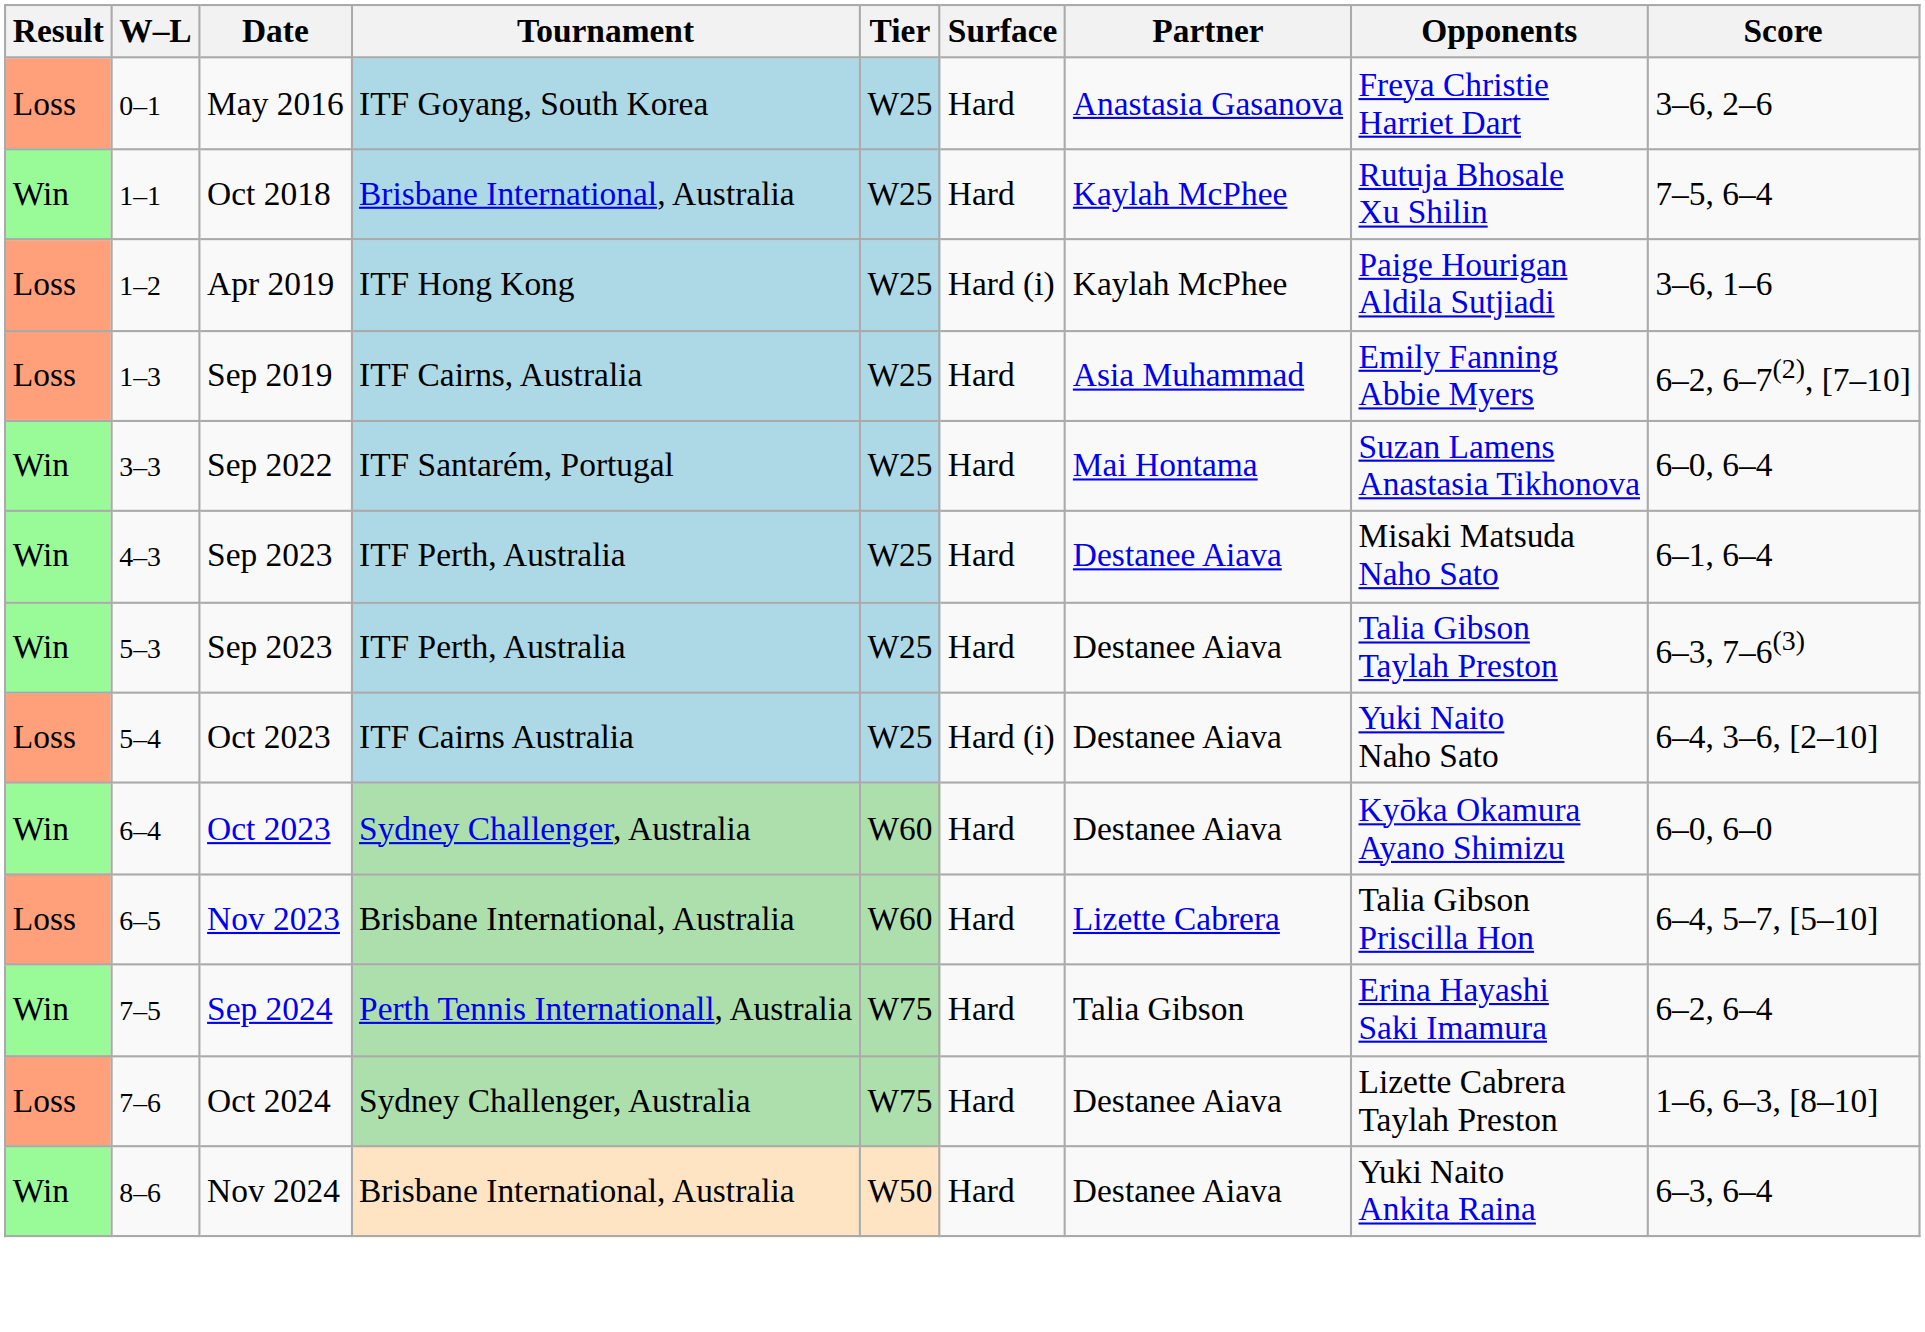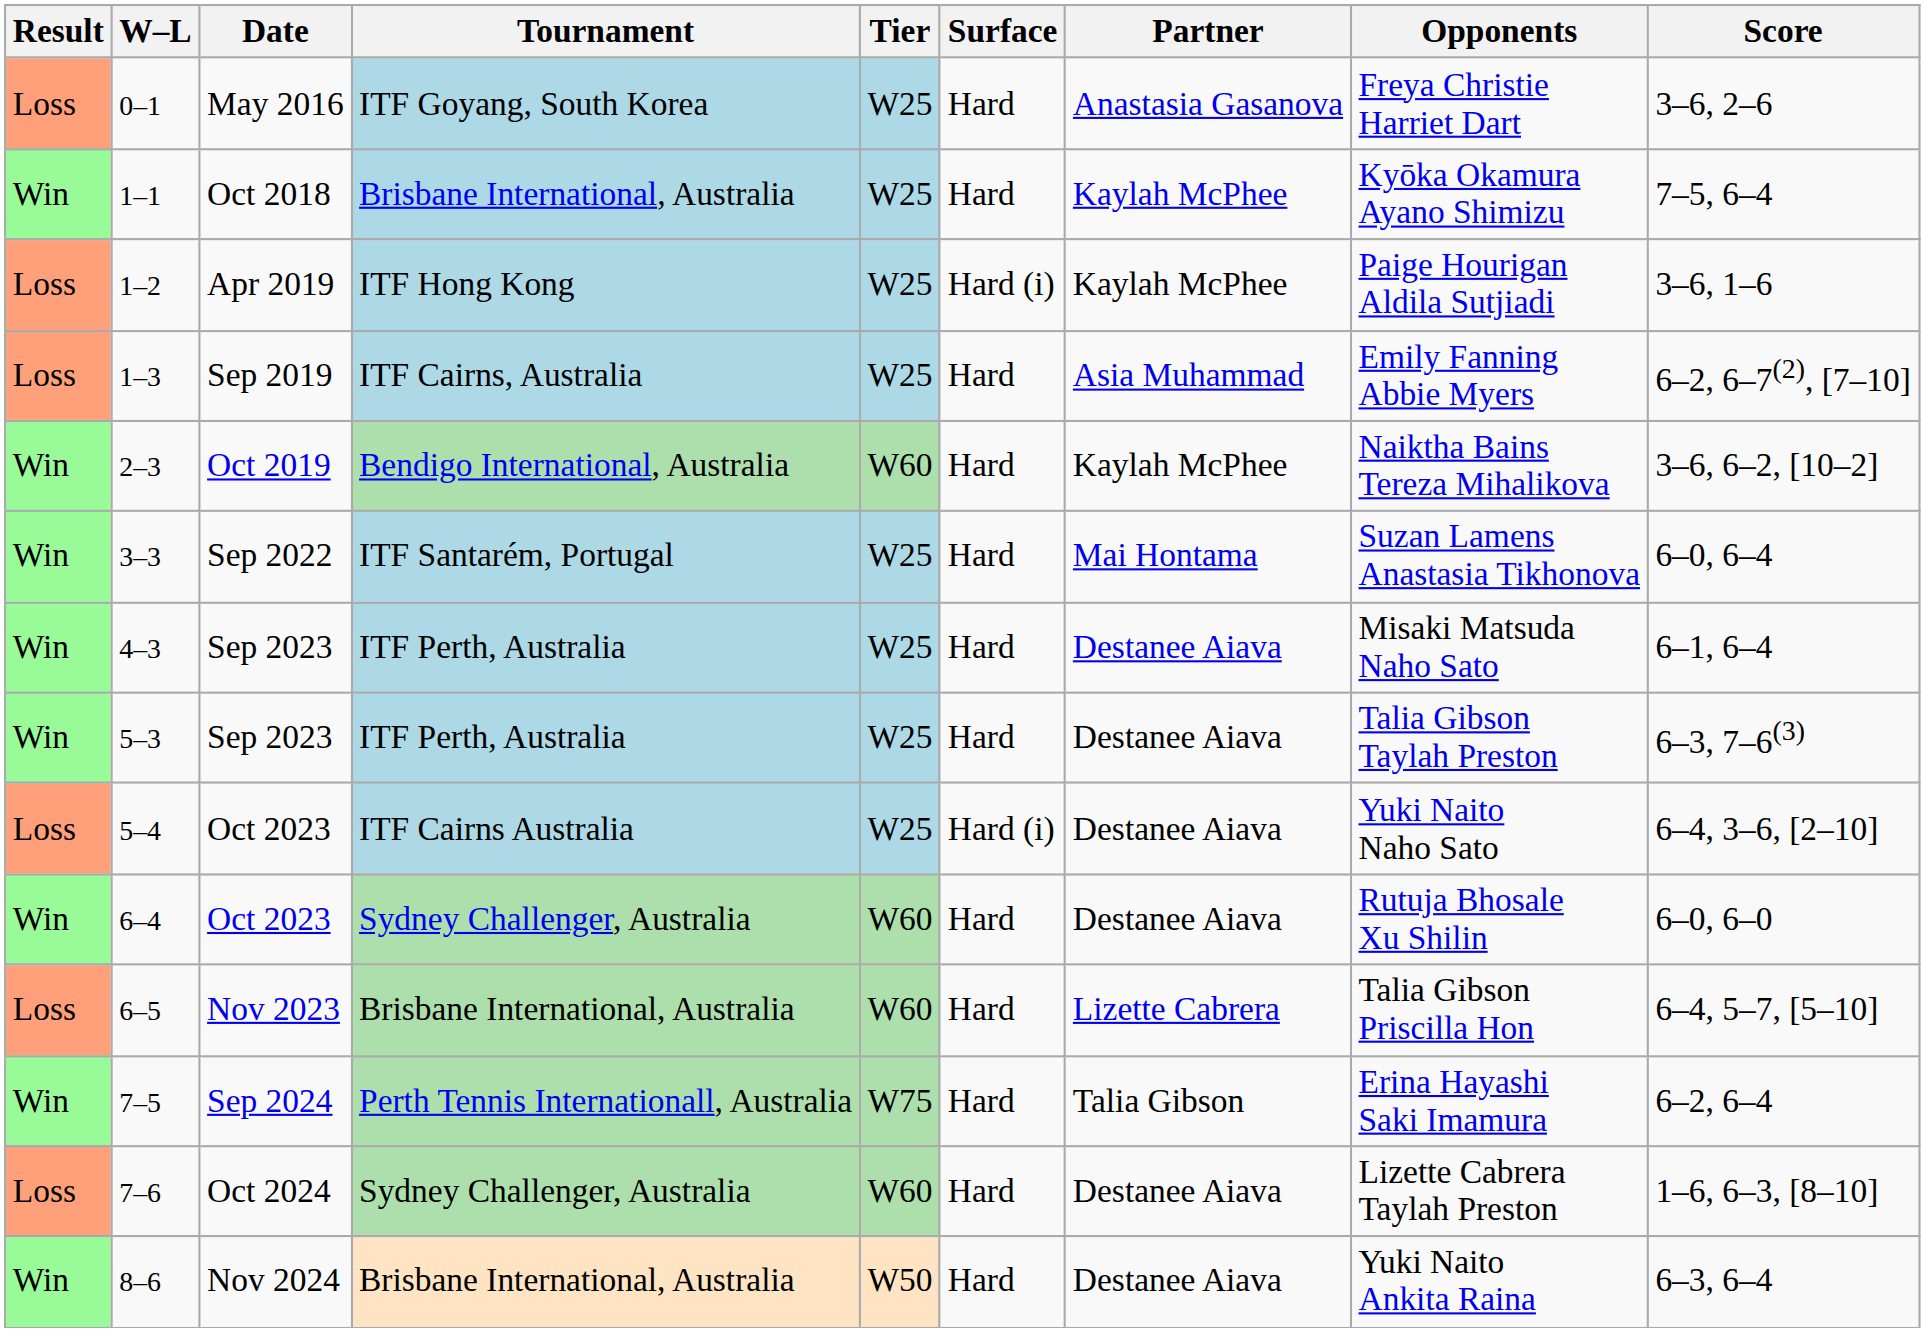(1461, 193) Rutuja Bhosale Xu Shilin -> (1469, 193) Kyōka Okamura Ayano Shimizu
+ row: (140, 467)
(1469, 828) Kyōka Okamura Ayano Shimizu -> (1461, 918) Rutuja Bhosale Xu Shilin
(900, 1100) W75 -> (900, 1190) W60
